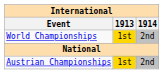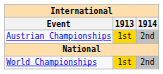rows swapped: (52, 37) <-> (59, 62)
